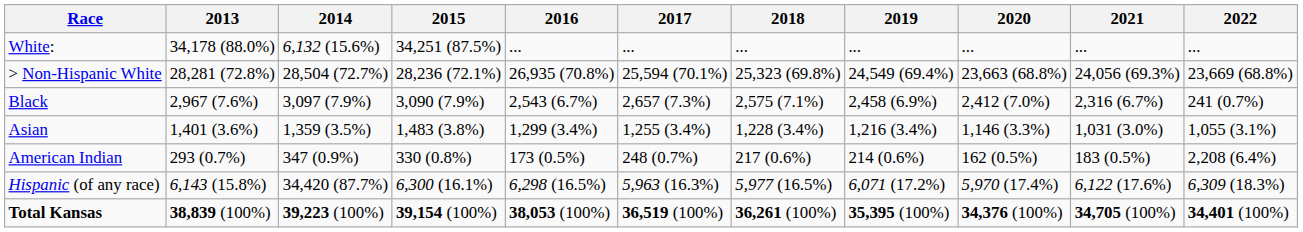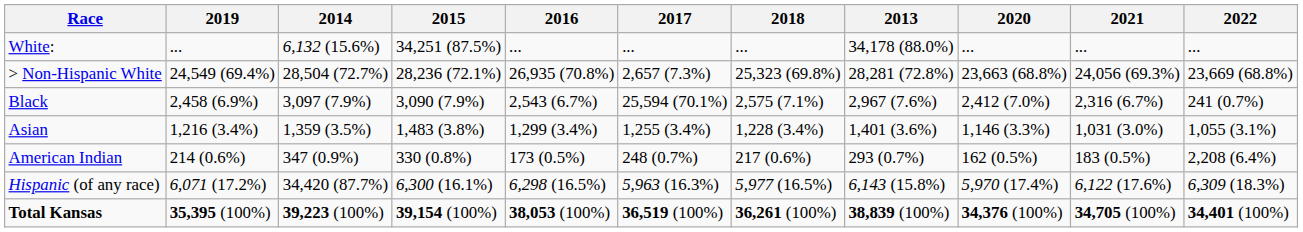columns swapped: (222, 18) <-> (901, 18)
(675, 74) 25,594 (70.1%) -> (666, 74) 2,657 (7.3%)
(666, 102) 2,657 (7.3%) -> (675, 102) 25,594 (70.1%)
